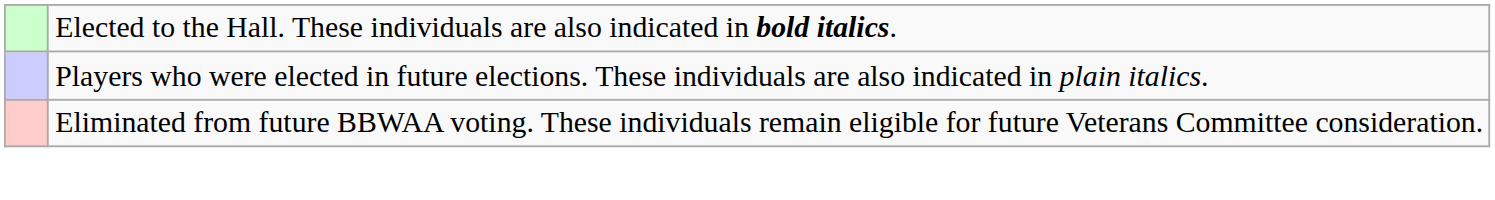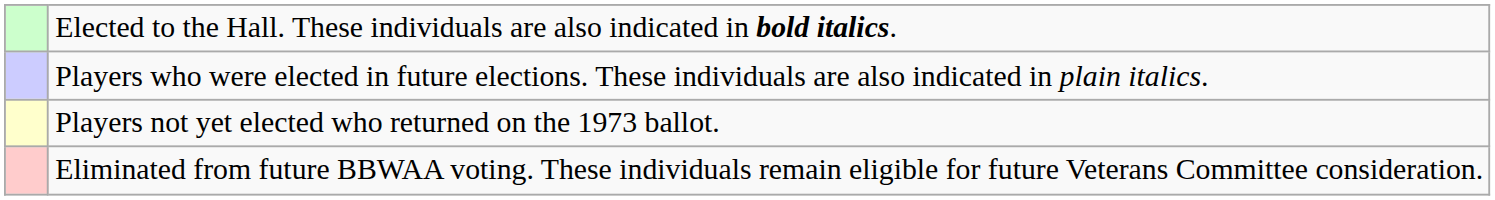+ row: (387, 122)
